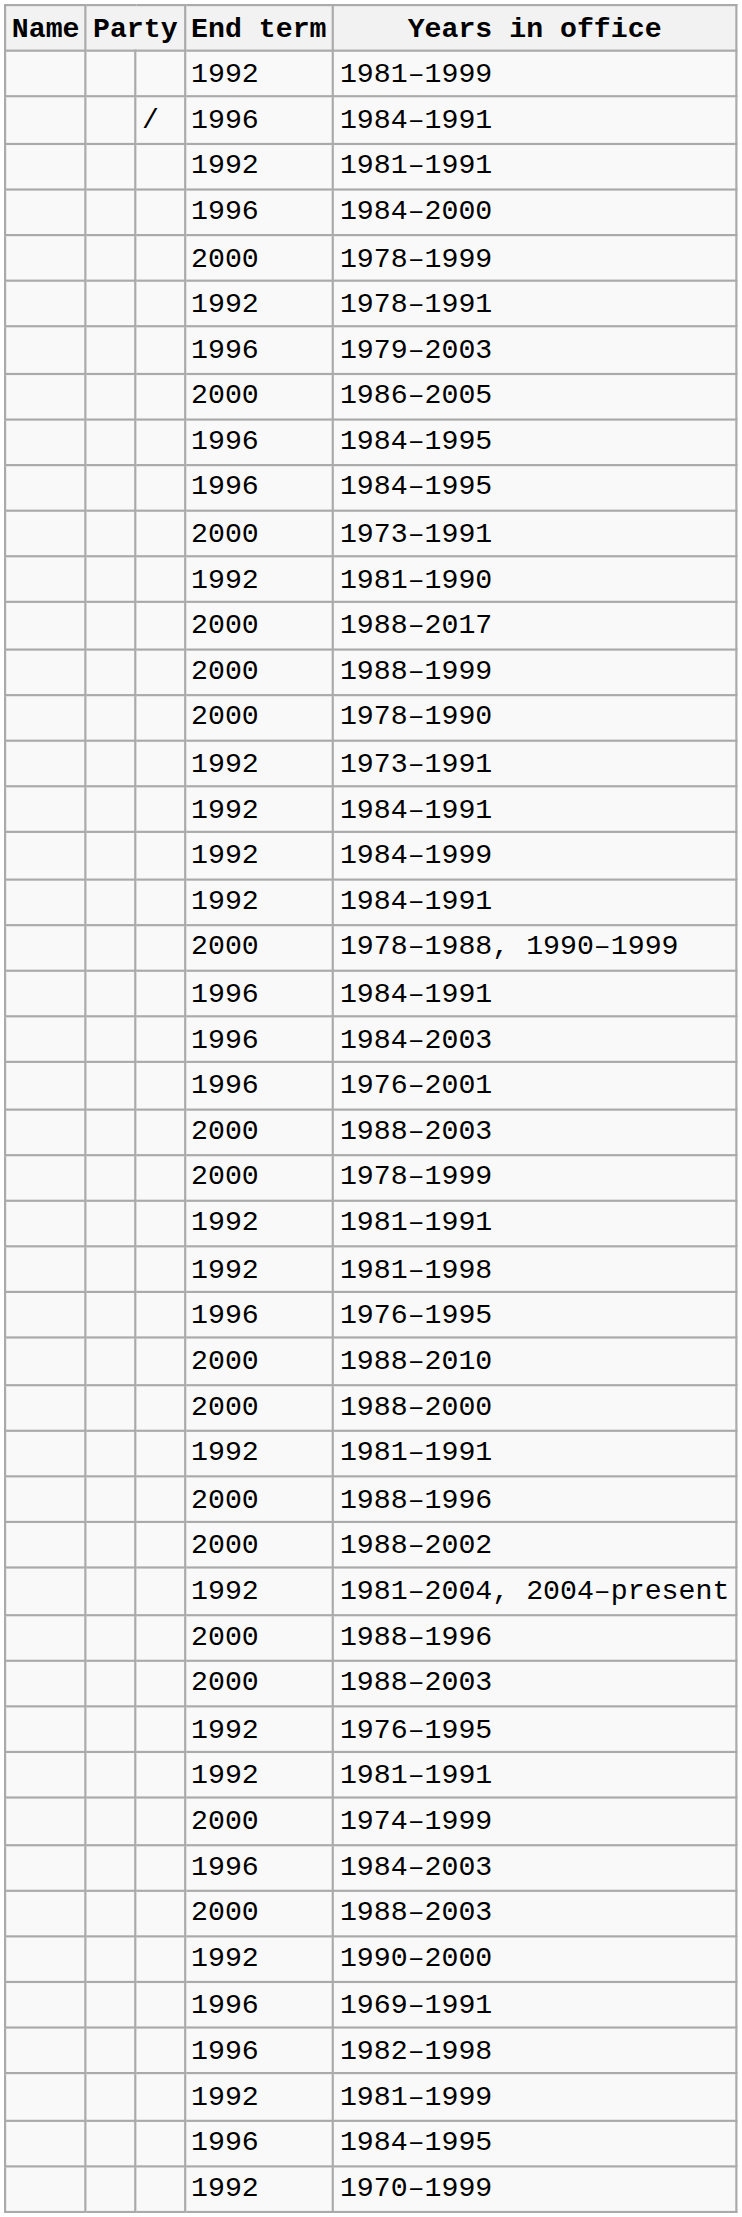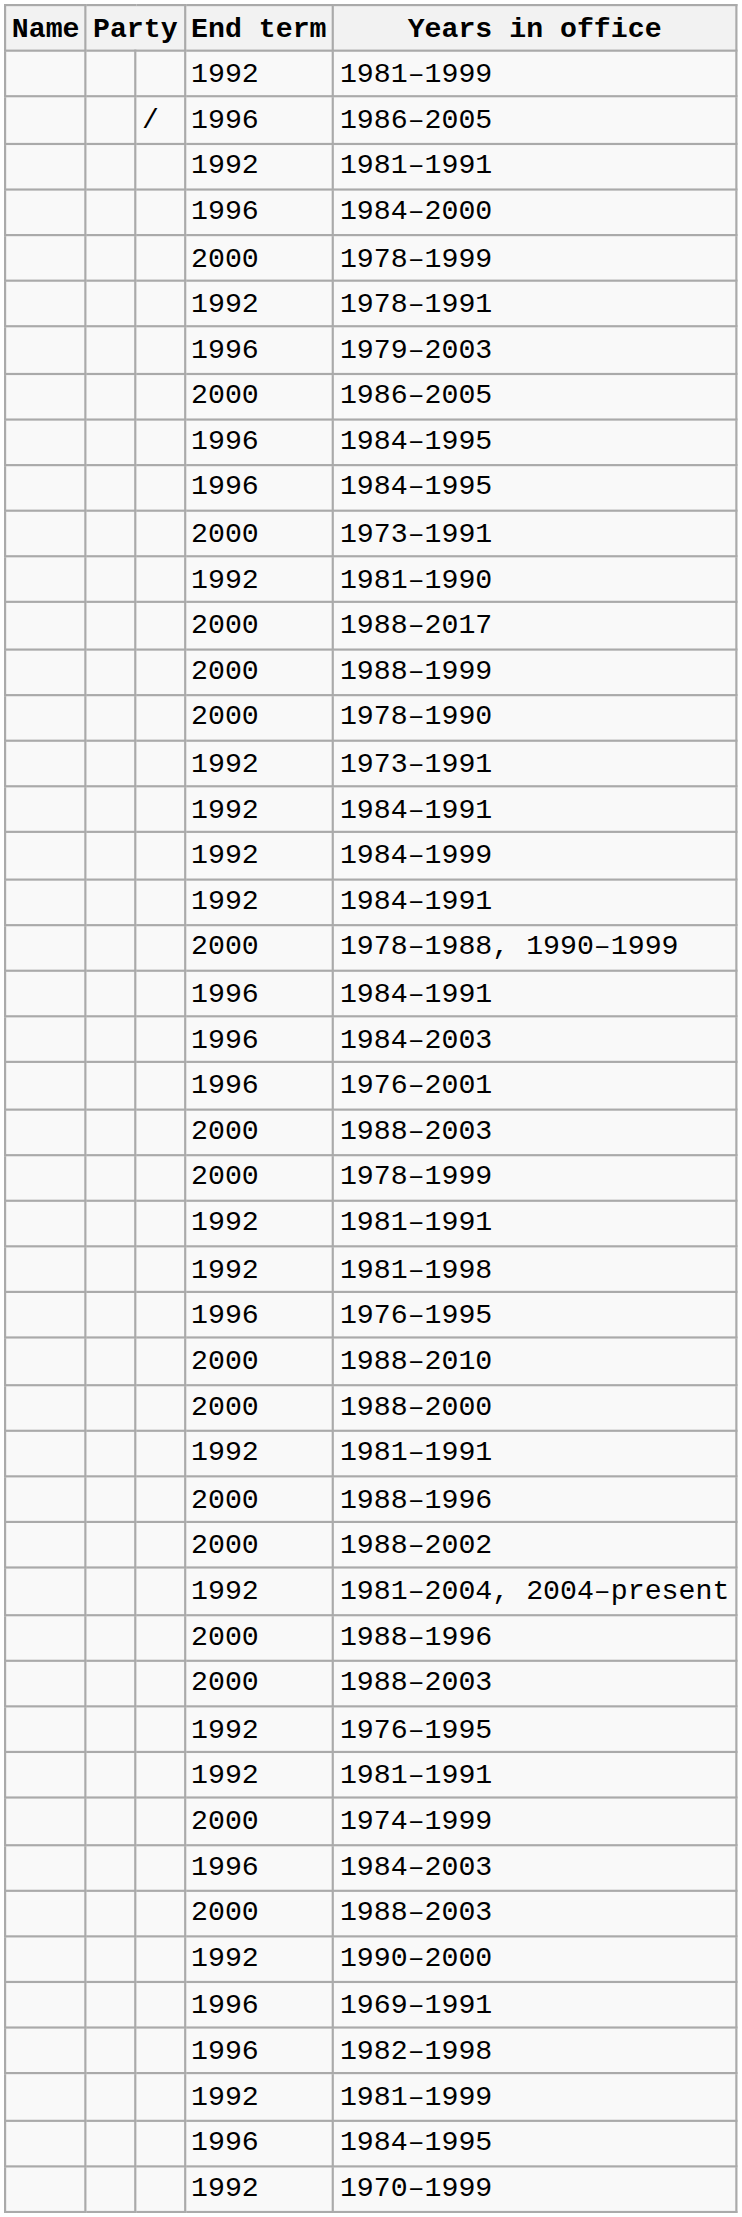(416, 120) 1984–1991 -> (416, 120) 1986–2005
